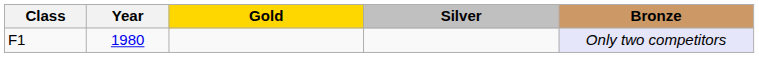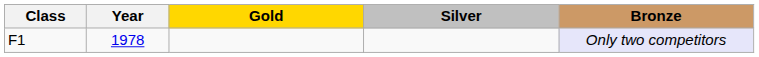(128, 40) 1980 -> (128, 40) 1978
